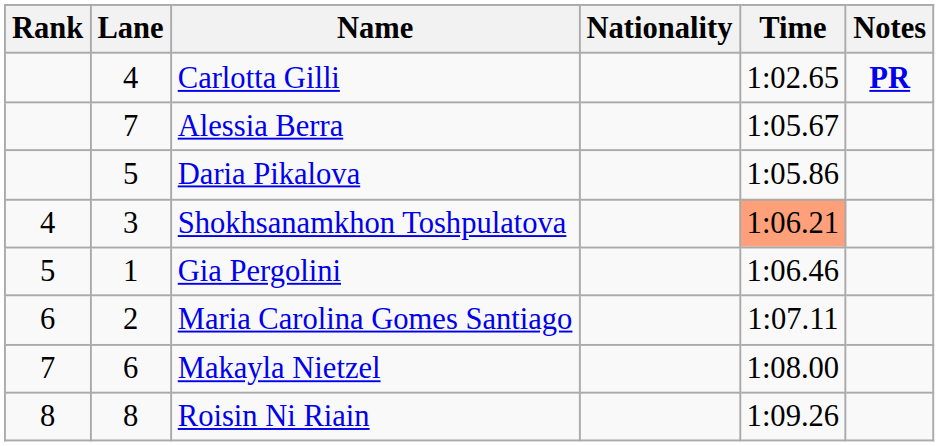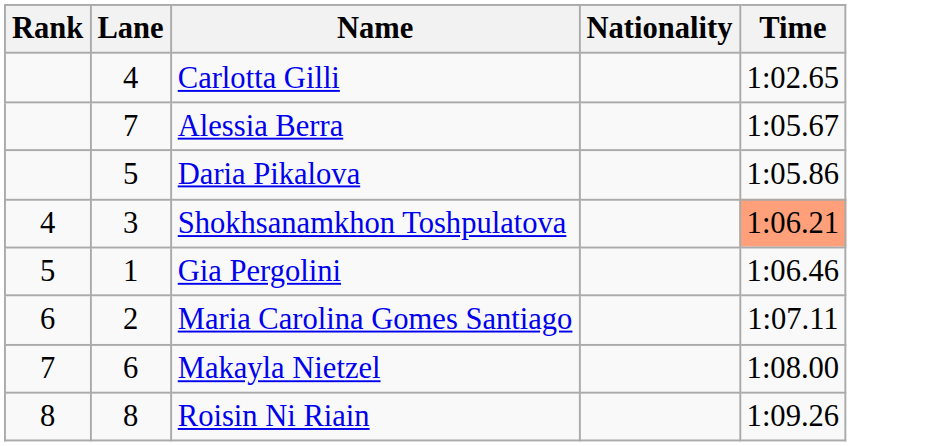- column: (890, 28)
